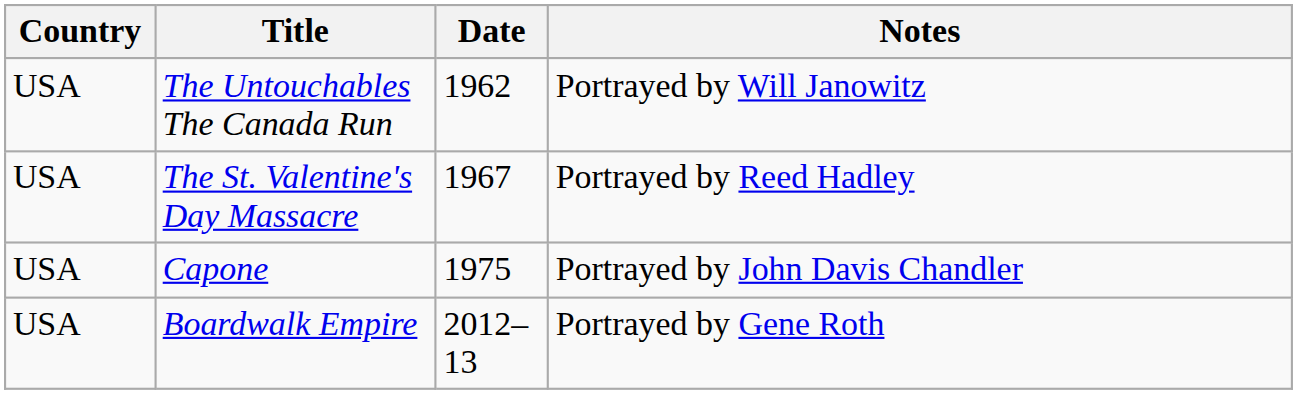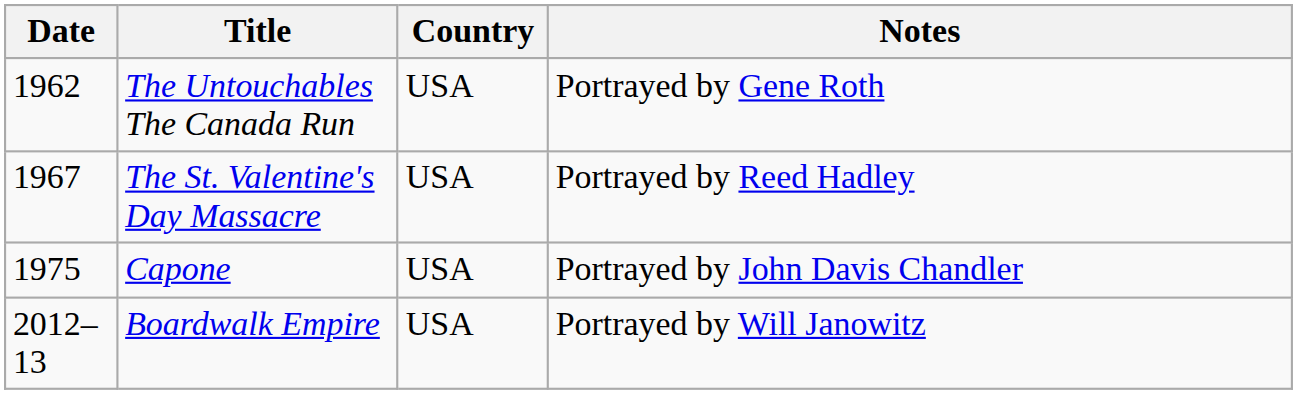columns swapped: (492, 31) <-> (80, 31)
(741, 85) Portrayed by Will Janowitz -> (720, 85) Portrayed by Gene Roth
(720, 322) Portrayed by Gene Roth -> (741, 322) Portrayed by Will Janowitz
